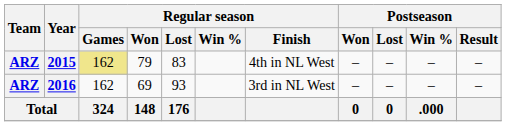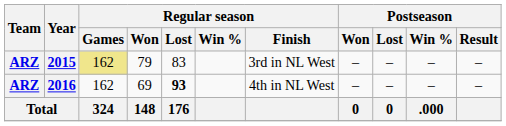(292, 62) 4th in NL West -> (292, 62) 3rd in NL West
(179, 86) normal -> (179, 86) bold
(292, 86) 3rd in NL West -> (292, 86) 4th in NL West
